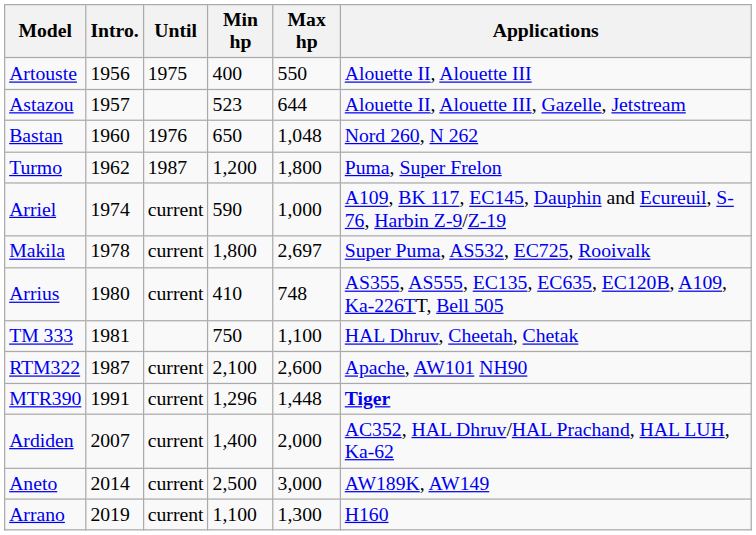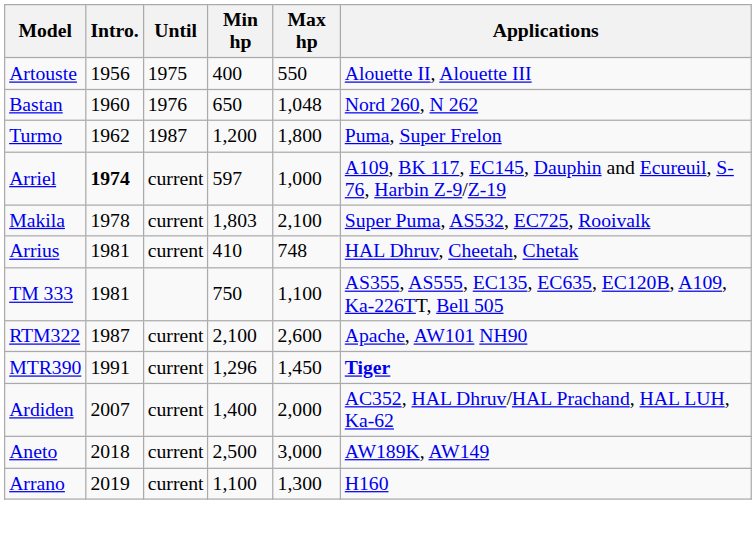- row: (41, 104)
(110, 209) normal -> (110, 178) bold
(227, 209) 590 -> (227, 178) 597
(235, 251) 1,800 -> (235, 220) 1,803
(300, 251) 2,697 -> (300, 220) 2,100
(110, 293) 1980 -> (110, 251) 1981
(536, 293) AS355, AS555, EC135, EC635, EC120B, A109, Ka-226TT, Bell 505 -> (462, 251) HAL Dhruv, Cheetah, Chetak
(462, 336) HAL Dhruv, Cheetah, Chetak -> (536, 293) AS355, AS555, EC135, EC635, EC120B, A109, Ka-226TT, Bell 505
(300, 398) 1,448 -> (300, 367) 1,450
(110, 483) 2014 -> (110, 451) 2018
